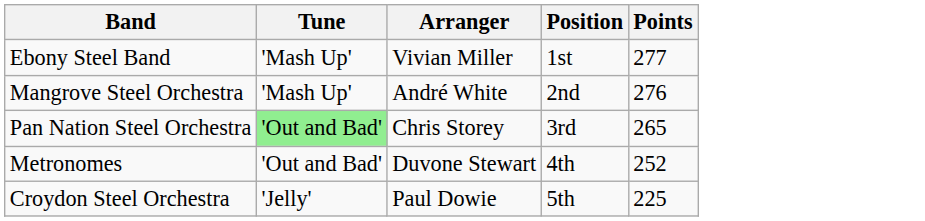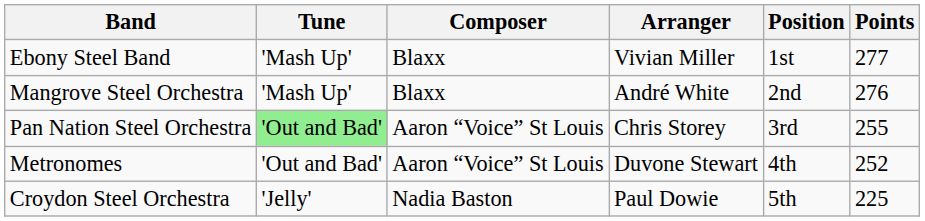+ column: (498, 22)
(650, 127) 265 -> (872, 127) 255
